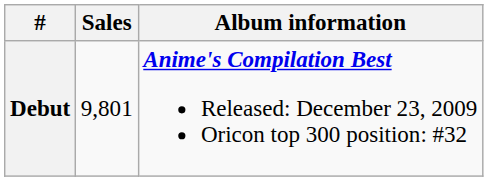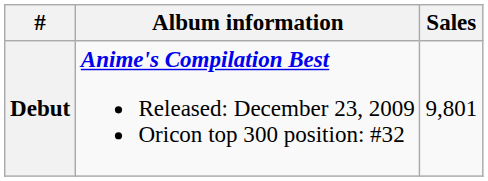columns swapped: (310, 22) <-> (107, 22)
